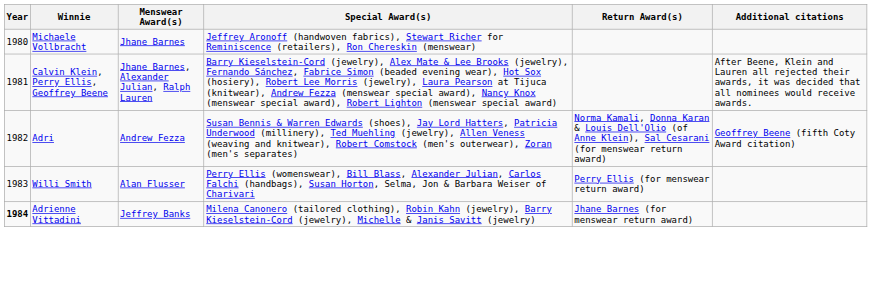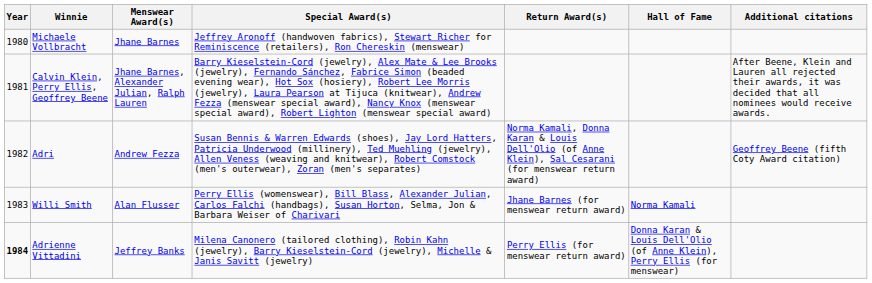+ column: (680, 17)
(642, 184) Perry Ellis (for menswear return award) -> (566, 205) Jhane Barnes (for menswear return award)
(634, 214) Jhane Barnes (for menswear return award) -> (566, 250) Perry Ellis (for menswear return award)
